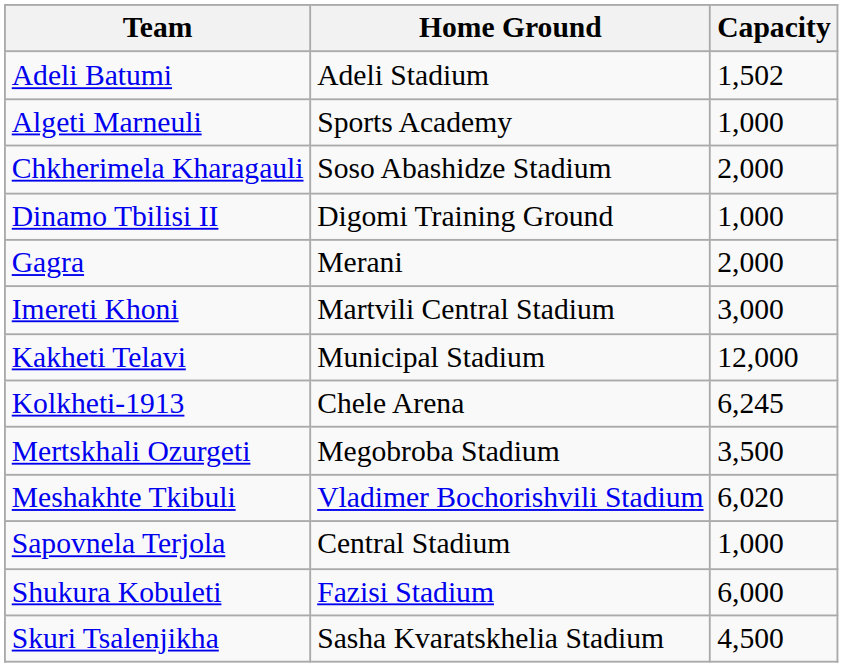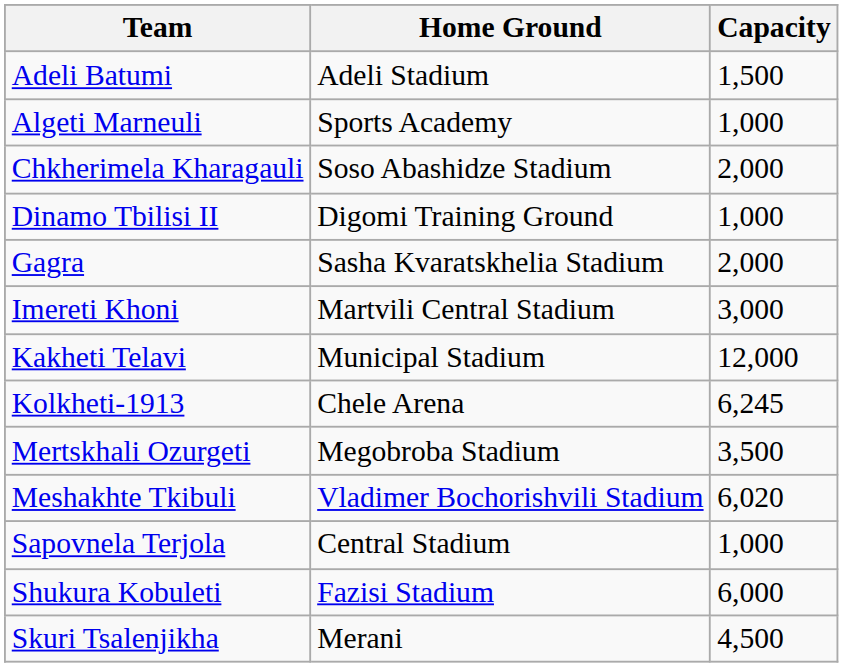(751, 74) 1,502 -> (751, 74) 1,500
(360, 262) Merani -> (491, 262) Sasha Kvaratskhelia Stadium
(491, 638) Sasha Kvaratskhelia Stadium -> (360, 638) Merani
